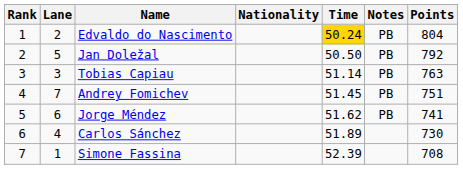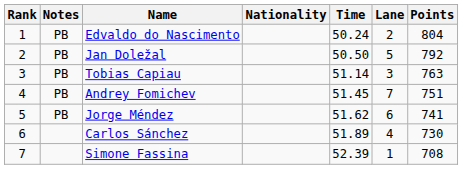columns swapped: (57, 14) <-> (386, 14)
(343, 34) gold background -> (351, 34) no background
